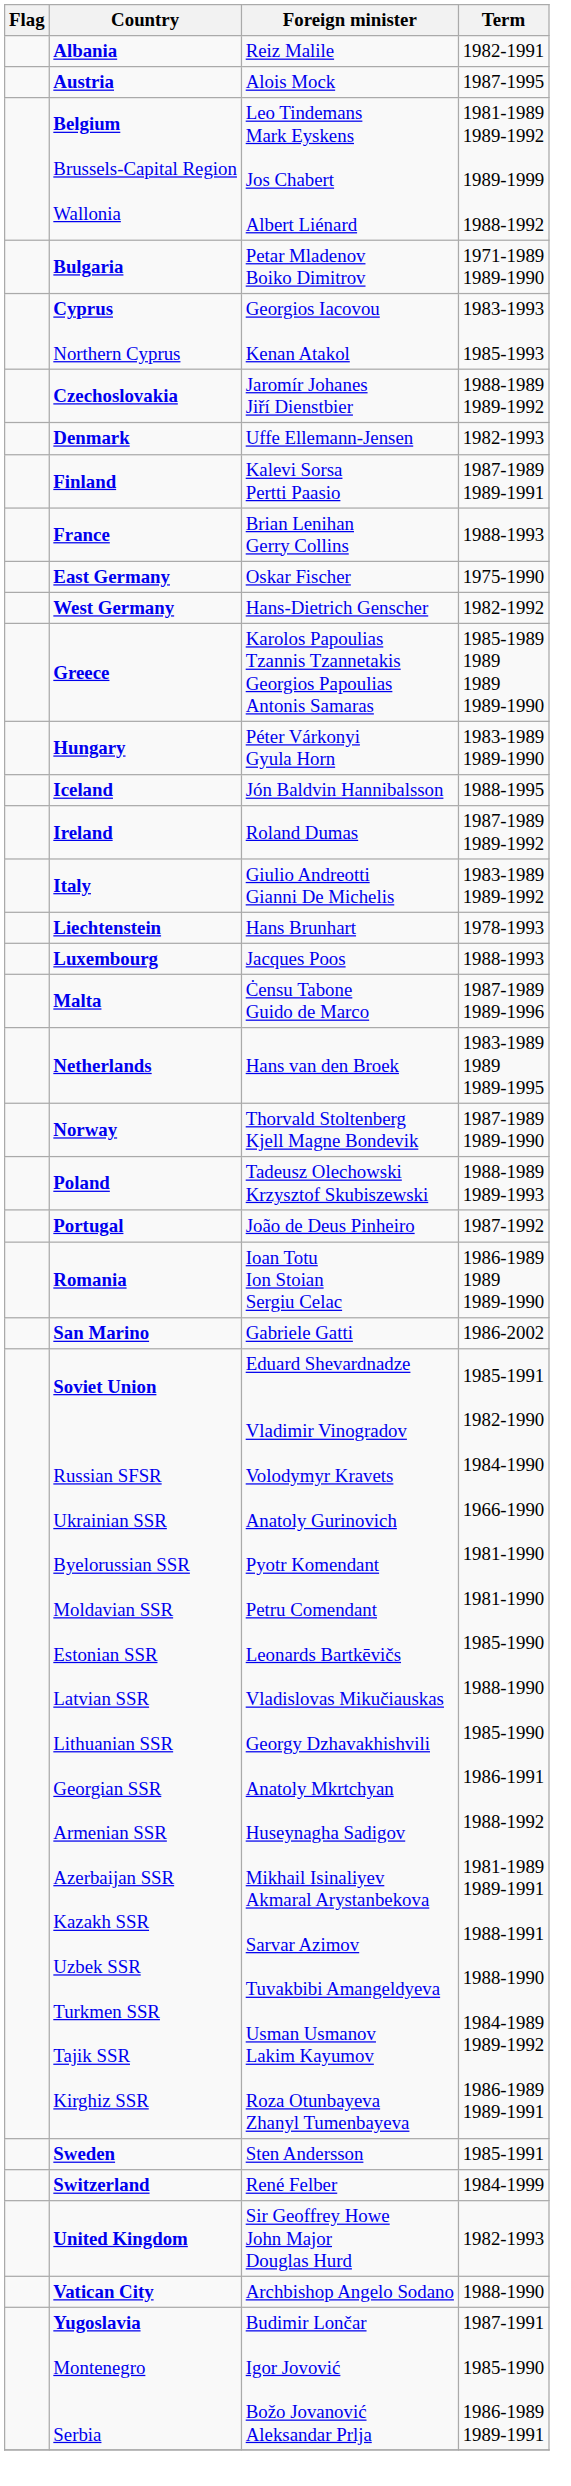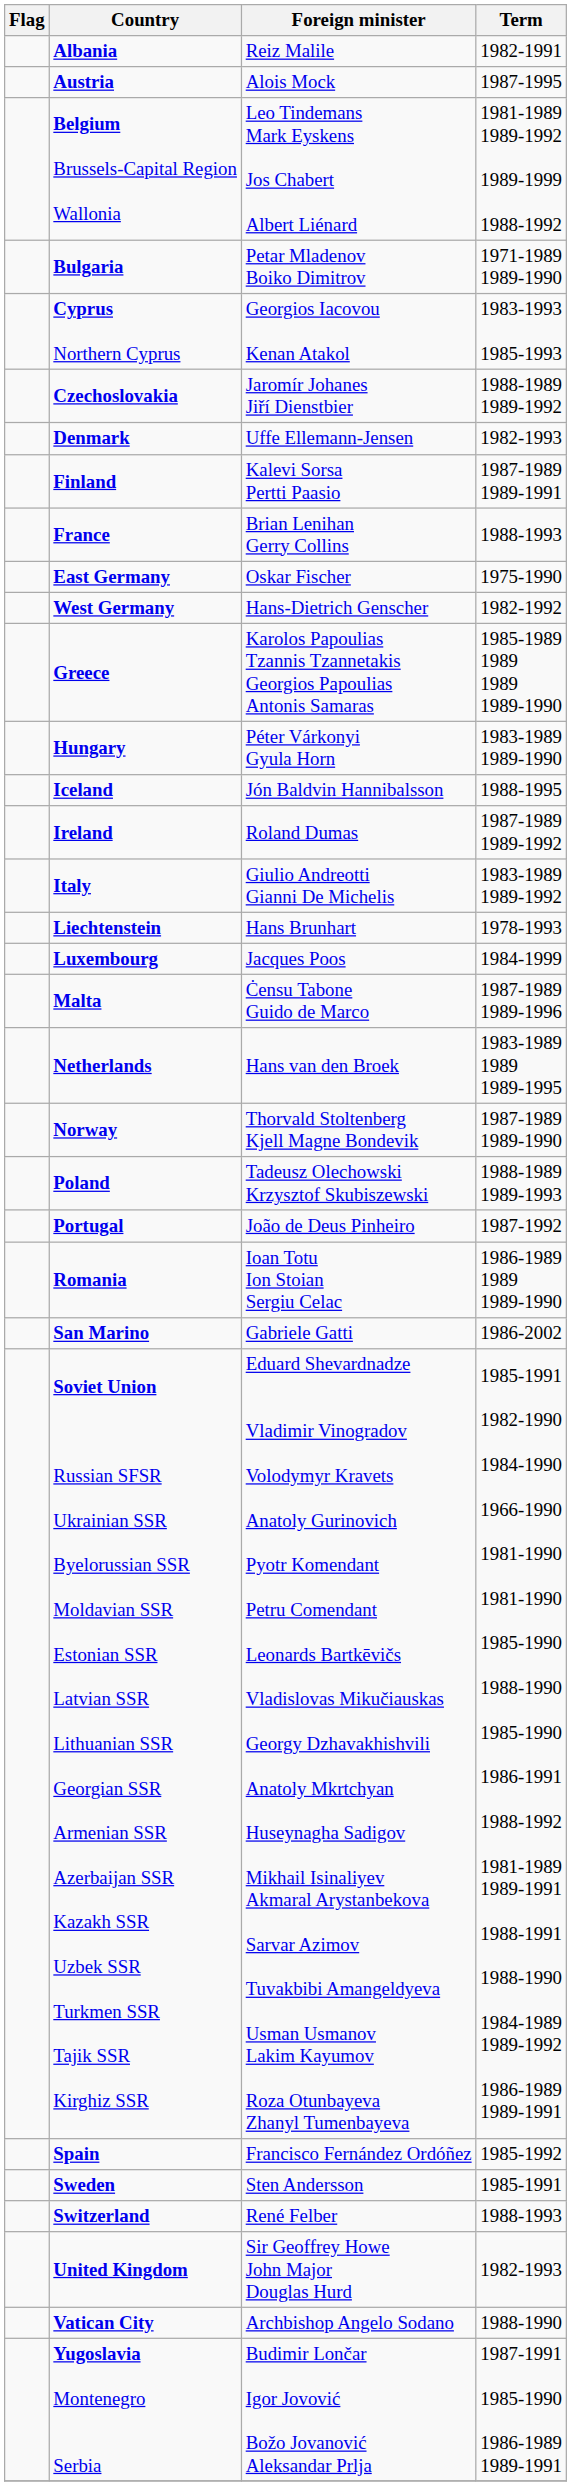(503, 959) 1988-1993 -> (521, 959) 1984-1999
+ row: (76, 2153)
(503, 2184) 1984-1999 -> (521, 2216) 1988-1993
